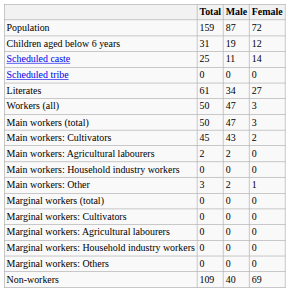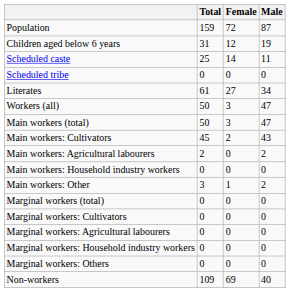columns swapped: (236, 12) <-> (267, 12)
